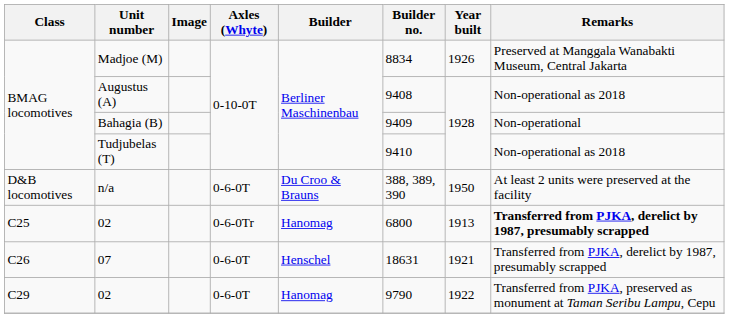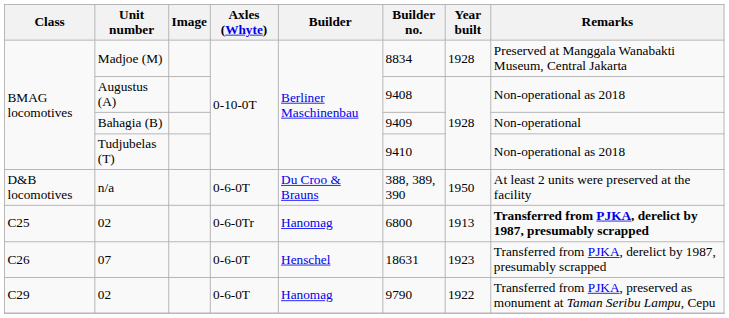(461, 58) 1926 -> (461, 58) 1928
(461, 259) 1921 -> (461, 259) 1923
